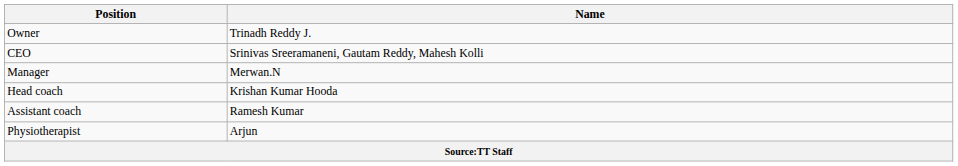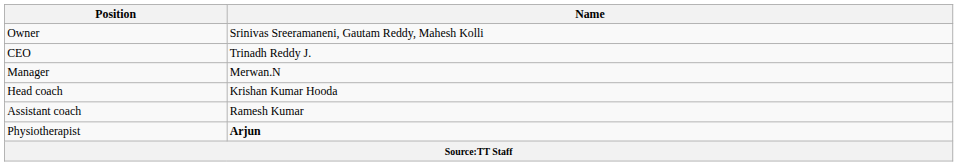(270, 33) Trinadh Reddy J. -> (357, 33) Srinivas Sreeramaneni, Gautam Reddy, Mahesh Kolli
(357, 52) Srinivas Sreeramaneni, Gautam Reddy, Mahesh Kolli -> (270, 52) Trinadh Reddy J.
(244, 130) normal -> (245, 130) bold
